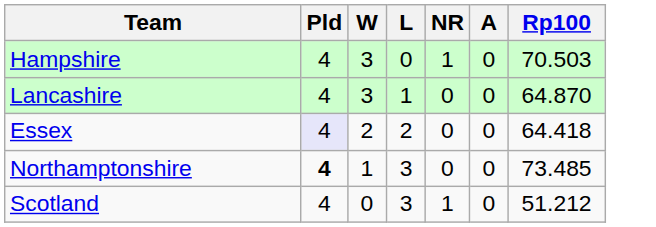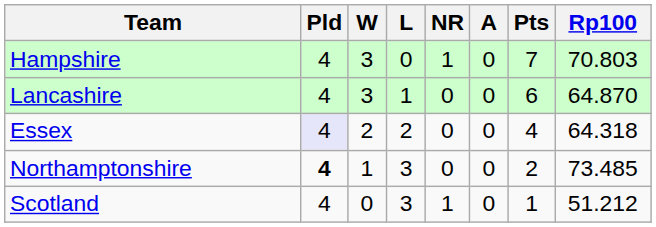+ column: (532, 22)
(557, 58) 70.503 -> (603, 58) 70.803
(557, 131) 64.418 -> (603, 131) 64.318
